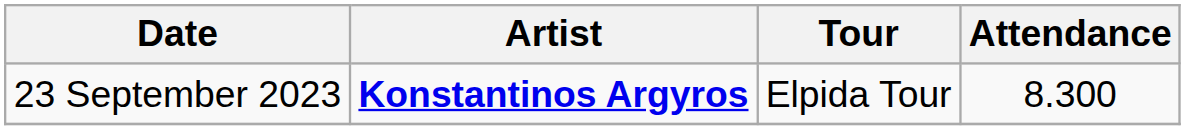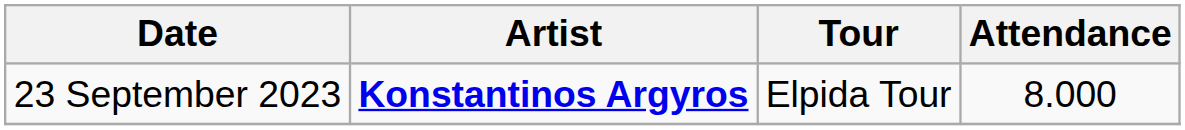(1070, 93) 8.300 -> (1070, 93) 8.000
